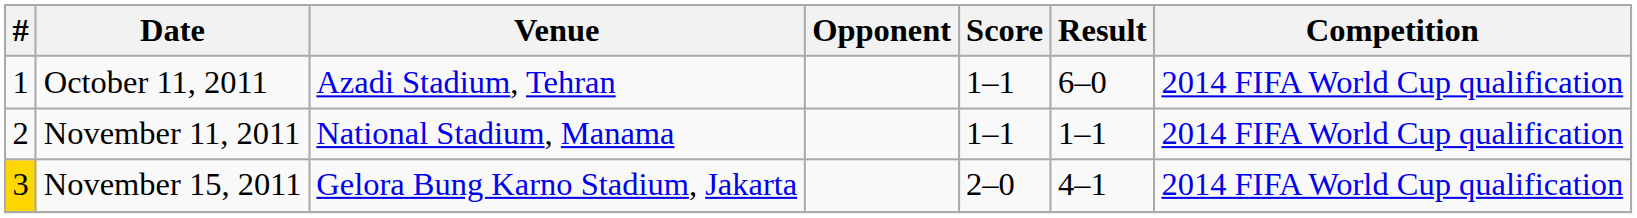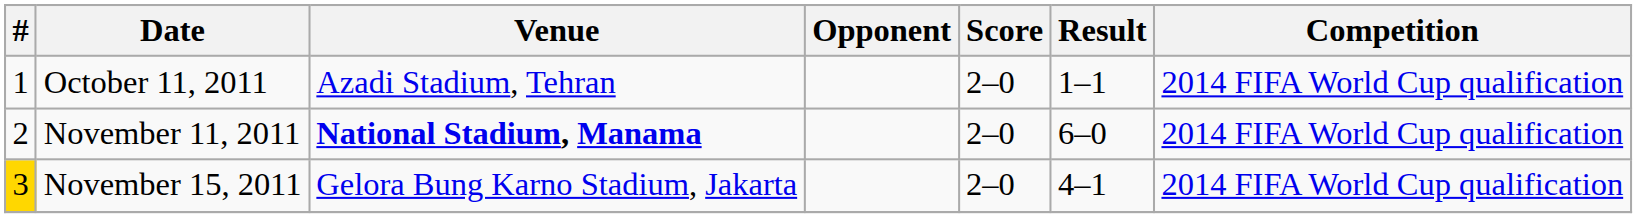(990, 81) 1–1 -> (990, 81) 2–0
(1082, 81) 6–0 -> (1082, 81) 1–1
(495, 133) normal -> (509, 133) bold
(990, 133) 1–1 -> (990, 133) 2–0
(1082, 133) 1–1 -> (1082, 133) 6–0
